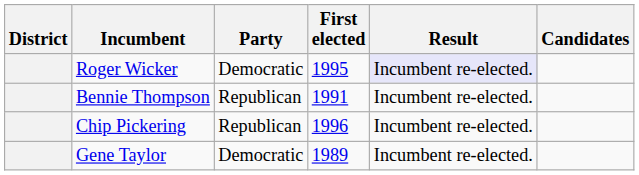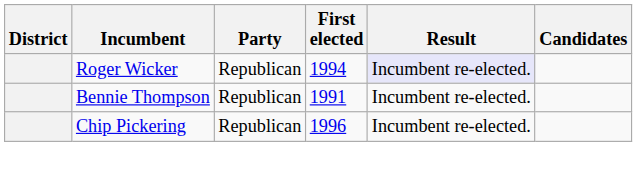(261, 68) Democratic -> (260, 68) Republican
(330, 68) 1995 -> (328, 68) 1994
- row: (121, 155)
